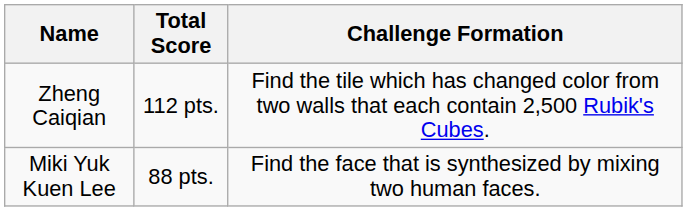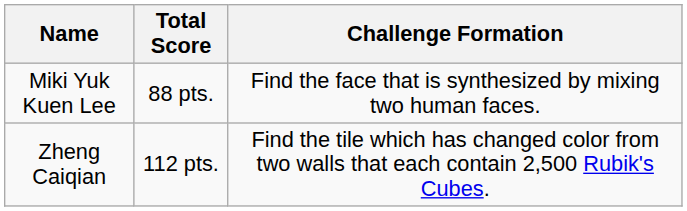rows swapped: (69, 105) <-> (69, 176)
